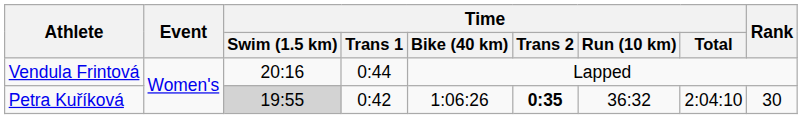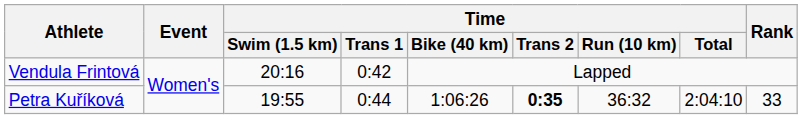(374, 72) 0:44 -> (374, 72) 0:42
(282, 100) lightgrey background -> (282, 100) no background
(374, 100) 0:42 -> (374, 100) 0:44
(772, 100) 30 -> (772, 100) 33
